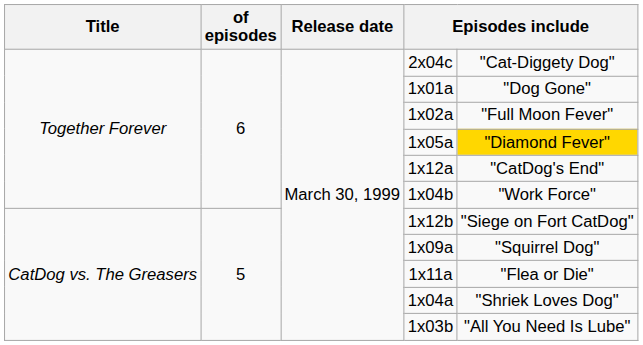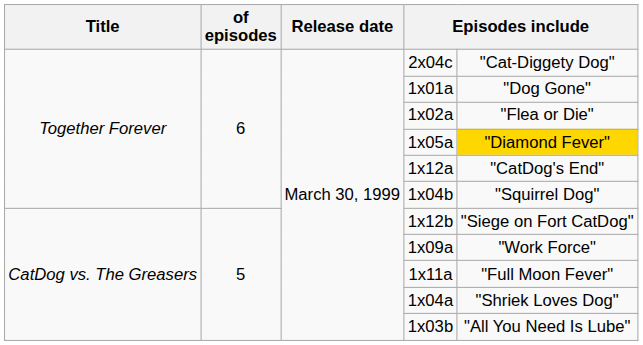(547, 115) "Full Moon Fever" -> (547, 115) "Flea or Die"
(547, 194) "Work Force" -> (547, 194) "Squirrel Dog"
(547, 247) "Squirrel Dog" -> (547, 247) "Work Force"
(547, 273) "Flea or Die" -> (547, 273) "Full Moon Fever"
